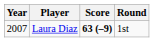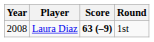(17, 28) 2007 -> (17, 28) 2008
